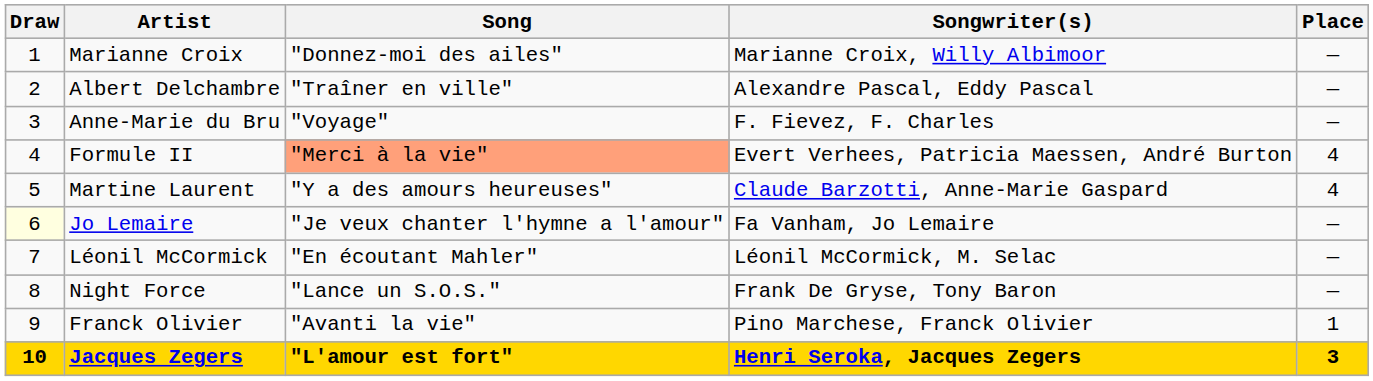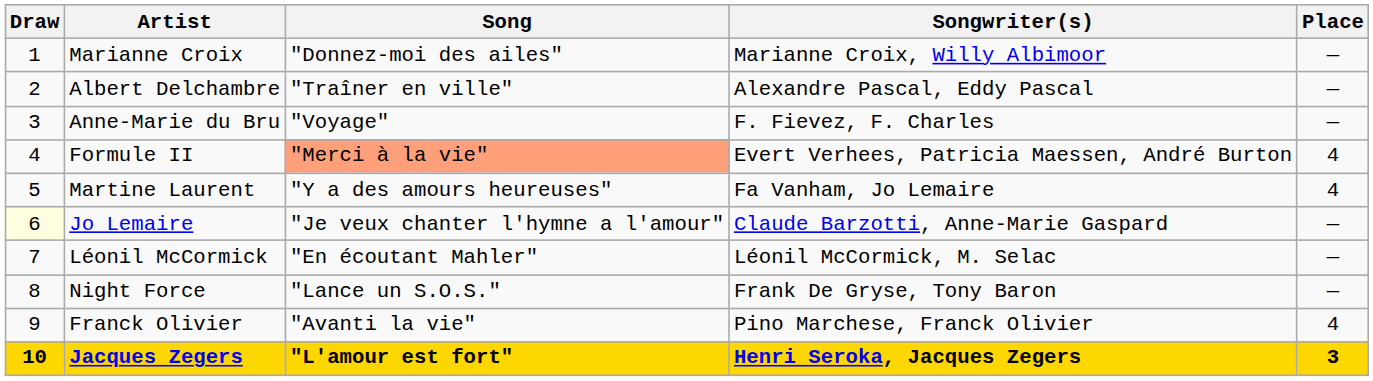(951, 190) Claude Barzotti, Anne-Marie Gaspard -> (864, 190) Fa Vanham, Jo Lemaire
(864, 224) Fa Vanham, Jo Lemaire -> (951, 224) Claude Barzotti, Anne-Marie Gaspard
(1333, 325) 1 -> (1333, 325) 4
